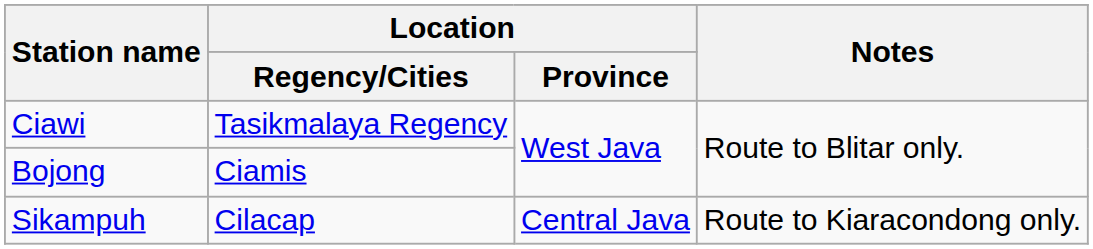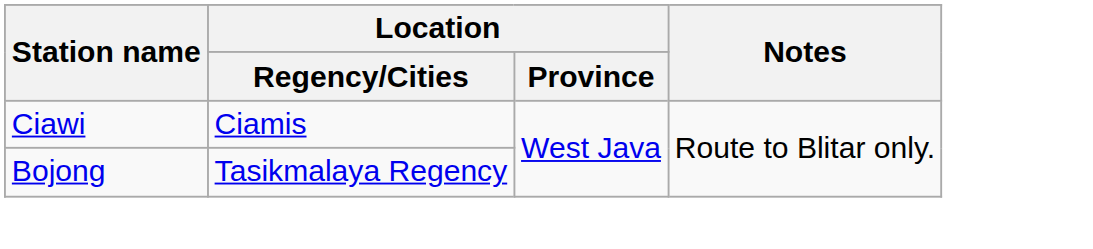(361, 123) Tasikmalaya Regency -> (261, 123) Ciamis
(261, 171) Ciamis -> (361, 171) Tasikmalaya Regency
- row: (79, 219)
